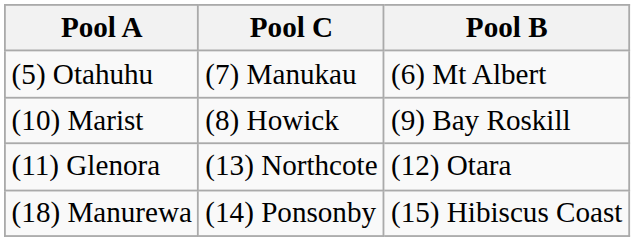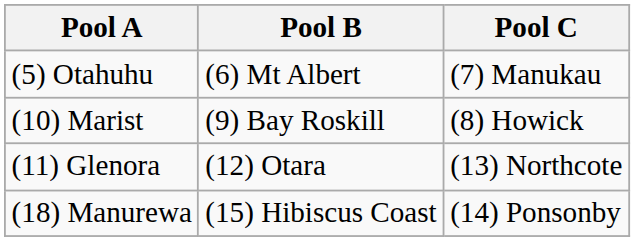columns swapped: (507, 27) <-> (291, 27)
